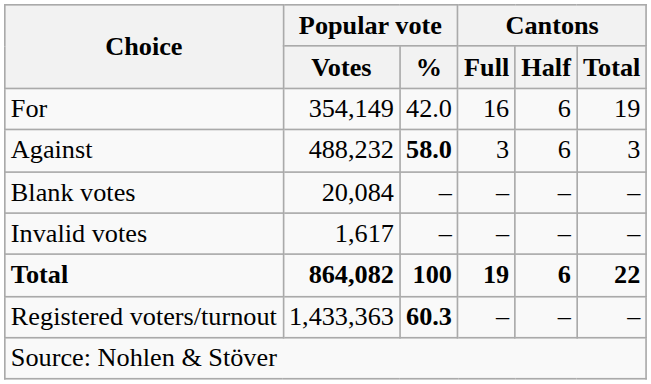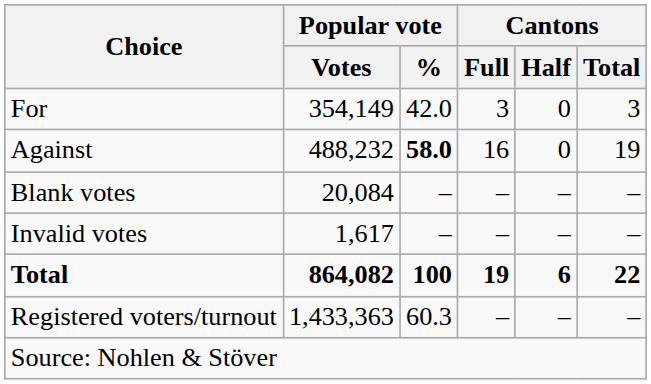(496, 108) 16 -> (503, 108) 3
(564, 108) 6 -> (564, 108) 0
(627, 108) 19 -> (634, 108) 3
(503, 150) 3 -> (496, 150) 16
(564, 150) 6 -> (564, 150) 0
(634, 150) 3 -> (627, 150) 19
(429, 316) bold -> (429, 316) normal
